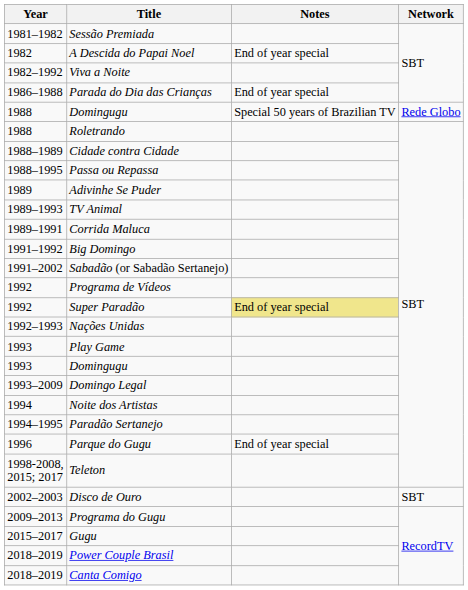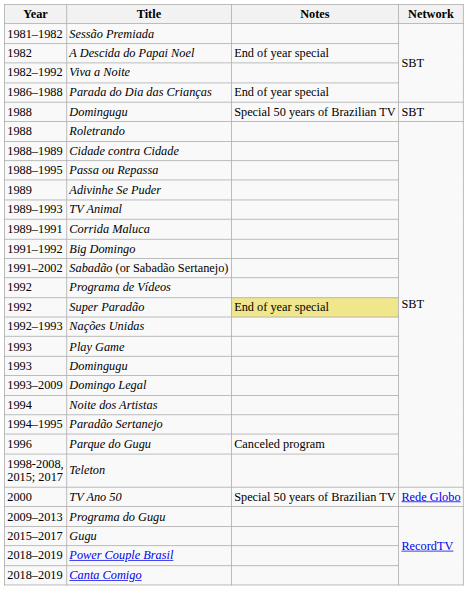(431, 111) Rede Globo -> (413, 111) SBT
(282, 444) End of year special -> (279, 444) Canceled program
+ row: (20, 497)
- row: (35, 497)
